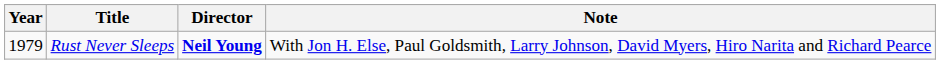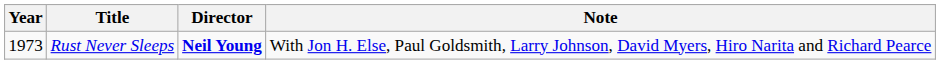(26, 45) 1979 -> (26, 45) 1973
